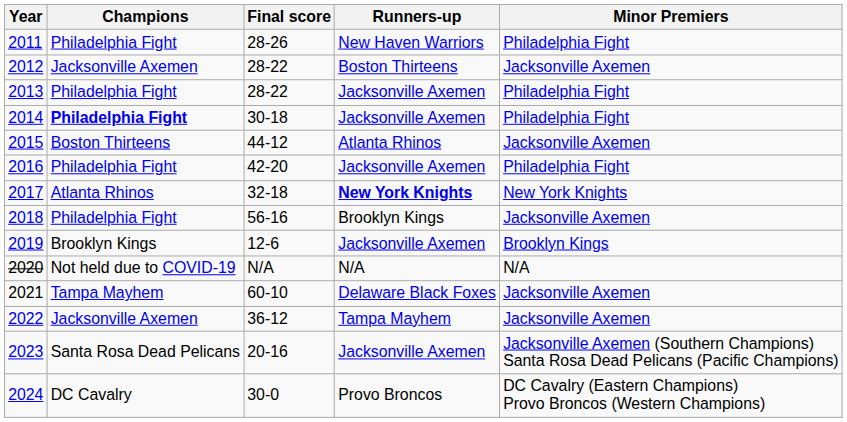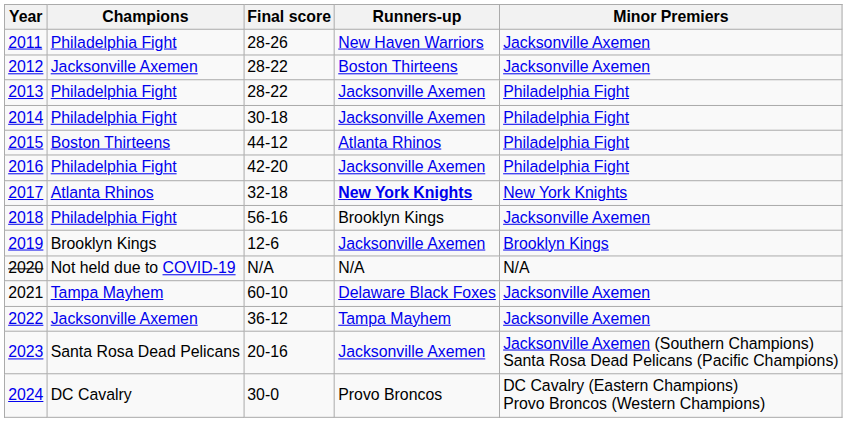(566, 42) Philadelphia Fight -> (577, 42) Jacksonville Axemen
(119, 117) bold -> (114, 117) normal
(577, 142) Jacksonville Axemen -> (566, 142) Philadelphia Fight
